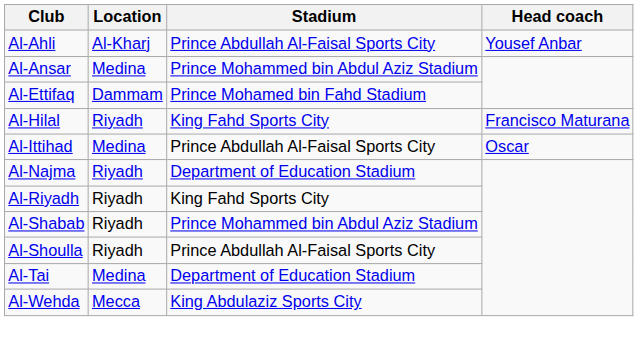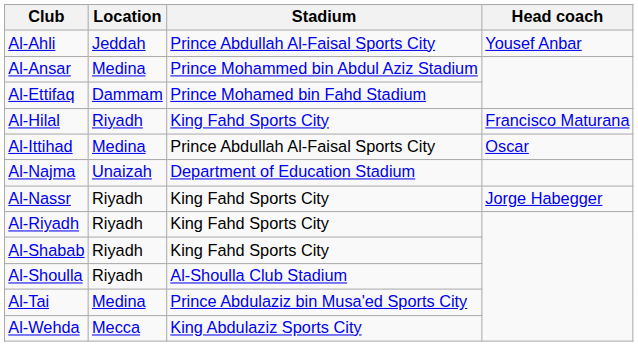(121, 43) Al-Kharj -> (119, 43) Jeddah
(117, 172) Riyadh -> (122, 172) Unaizah
+ row: (40, 198)
(324, 224) Prince Mohammed bin Abdul Aziz Stadium -> (250, 250) King Fahd Sports City
(303, 250) Prince Abdullah Al-Faisal Sports City -> (259, 276) Al-Shoulla Club Stadium
(293, 276) Department of Education Stadium -> (319, 302) Prince Abdulaziz bin Musa'ed Sports City
